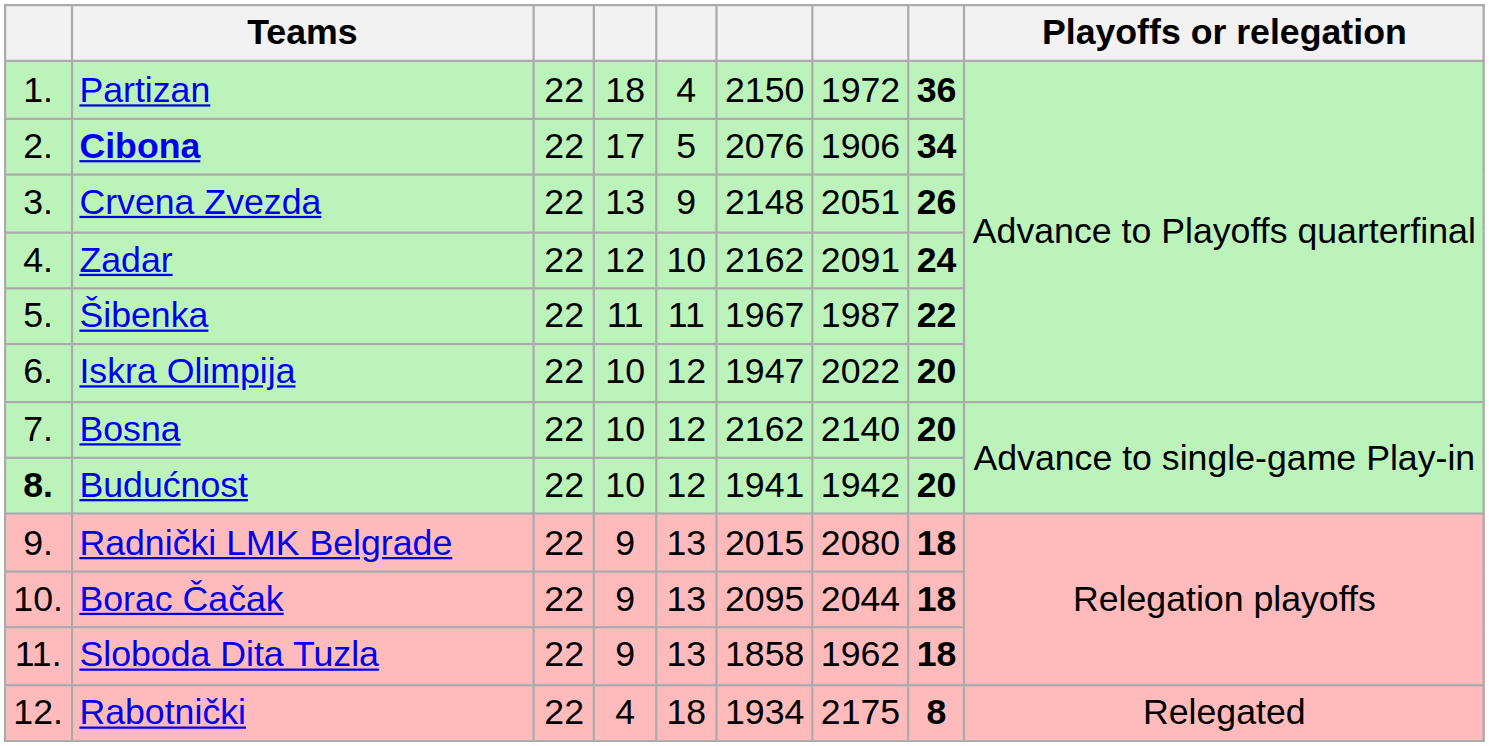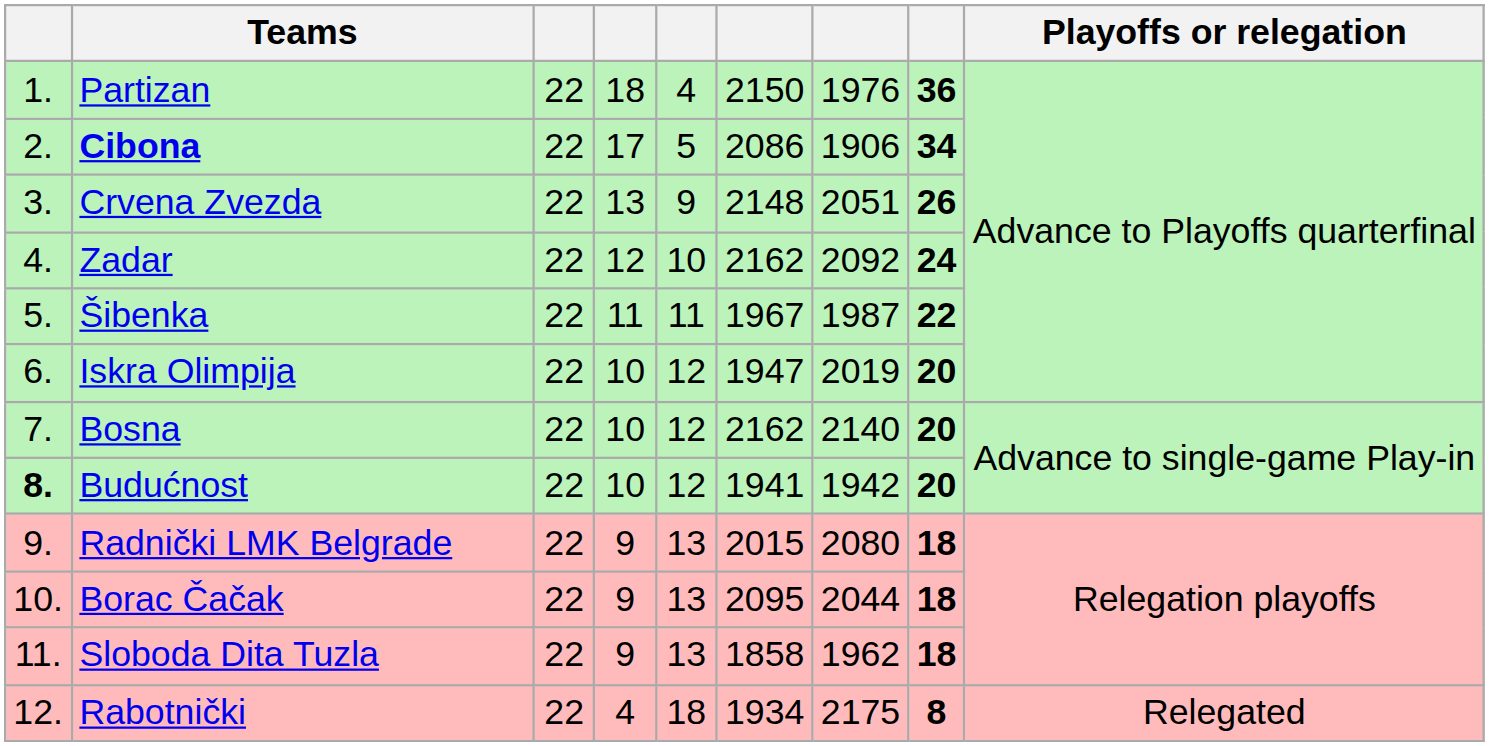(860, 89) 1972 -> (860, 89) 1976
(765, 145) 2076 -> (765, 145) 2086
(860, 259) 2091 -> (860, 259) 2092
(860, 372) 2022 -> (860, 372) 2019
